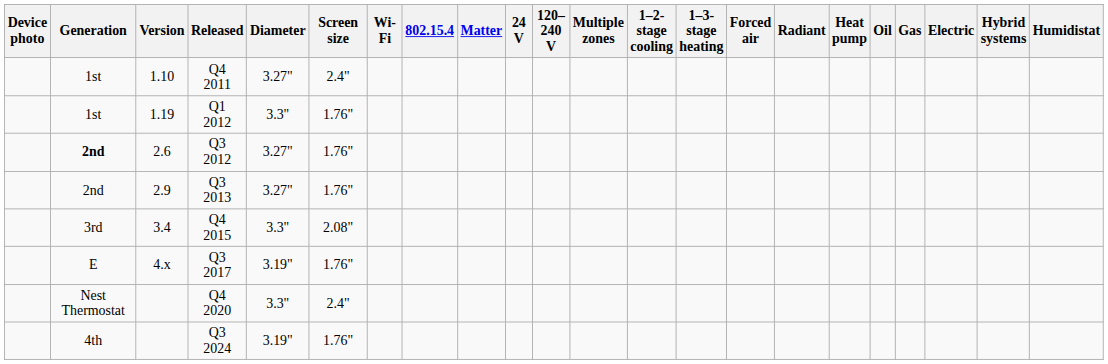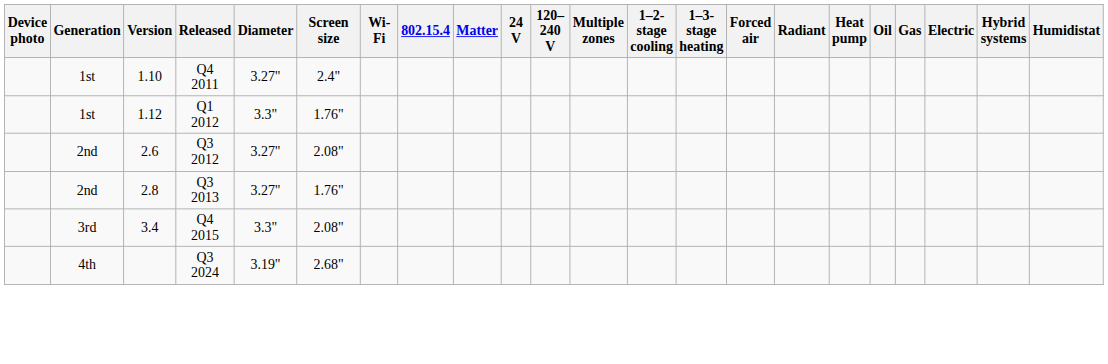(162, 114) 1.19 -> (150, 114) 1.12
(93, 152) bold -> (87, 152) normal
(338, 152) 1.76" -> (329, 152) 2.08"
(162, 189) 2.9 -> (150, 189) 2.8
- row: (217, 265)
- row: (217, 303)
(338, 340) 1.76" -> (329, 265) 2.68"
